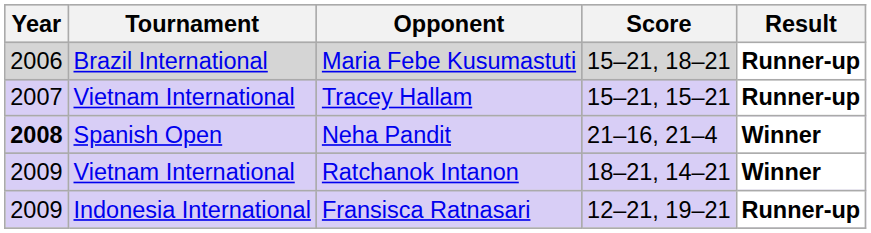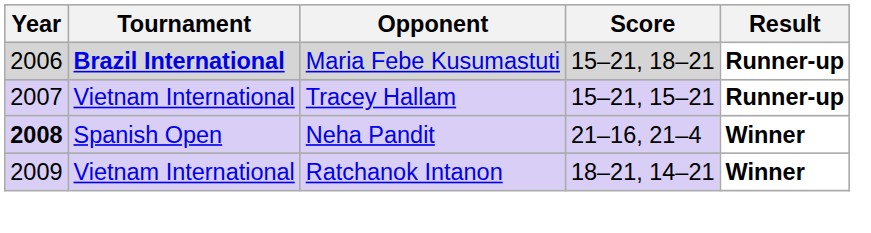(171, 61) normal -> (179, 61) bold
- row: (426, 209)
